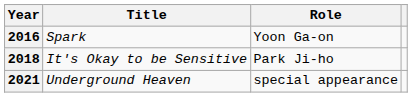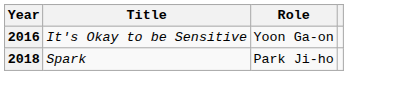(66, 37) Spark -> (147, 37) It's Okay to be Sensitive
(147, 59) It's Okay to be Sensitive -> (66, 59) Spark
- row: (24, 81)
